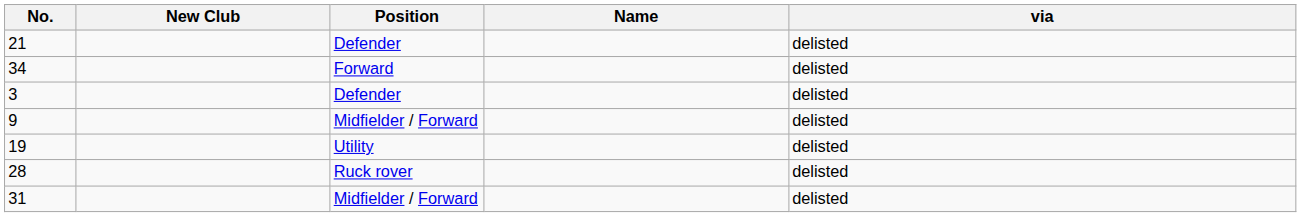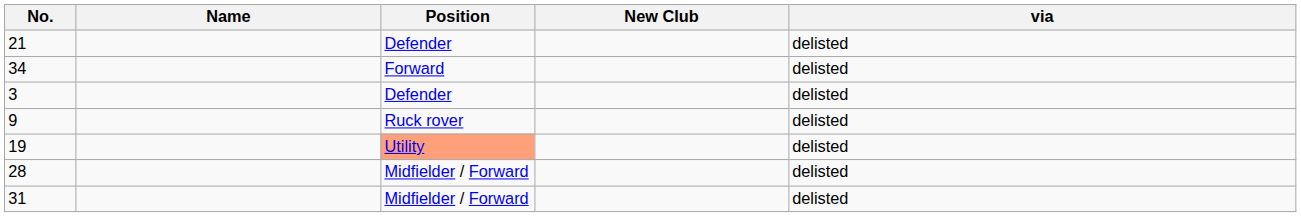columns swapped: (636, 17) <-> (203, 17)
(406, 120) Midfielder / Forward -> (424, 120) Ruck rover
(354, 146) no background -> (404, 146) lightsalmon background
(373, 172) Ruck rover -> (457, 172) Midfielder / Forward
